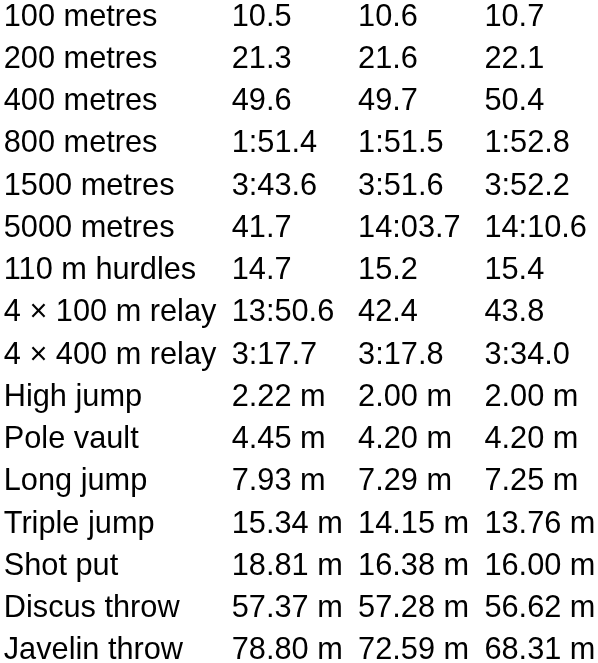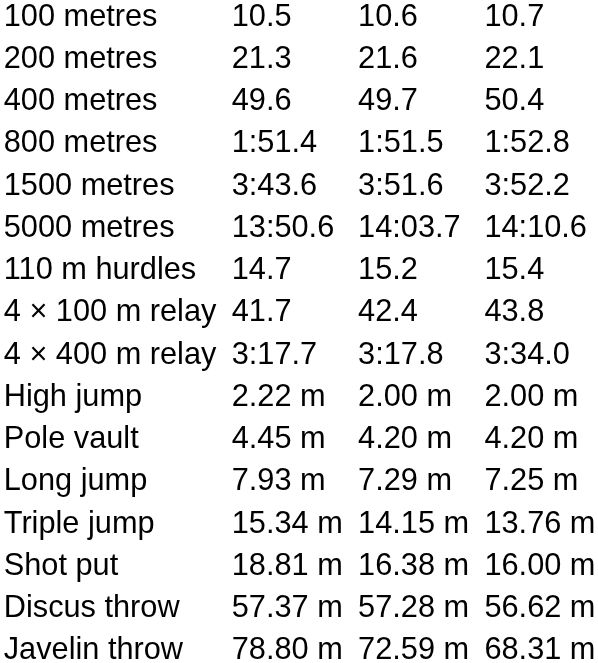(262, 226) 41.7 -> (283, 226) 13:50.6
(283, 311) 13:50.6 -> (262, 311) 41.7
